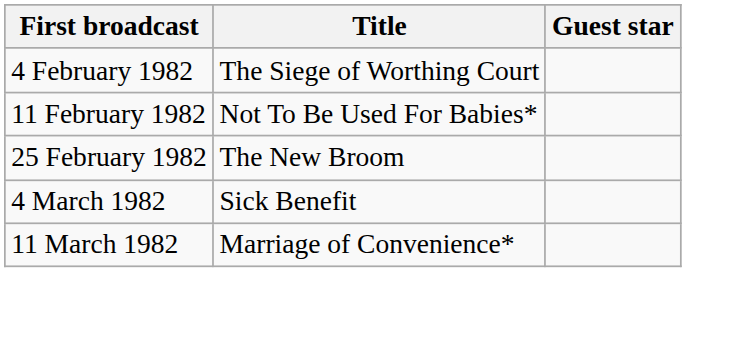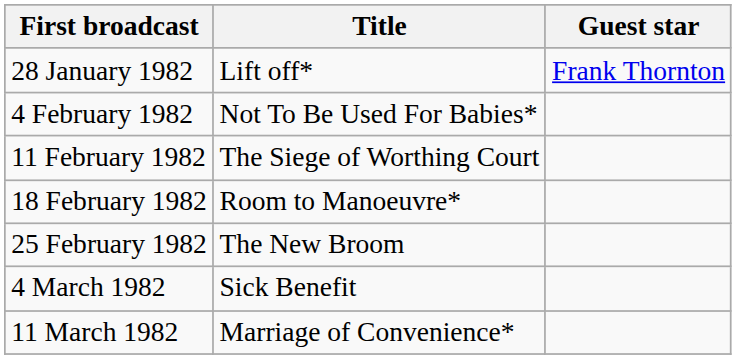+ row: (102, 69)
(379, 69) The Siege of Worthing Court -> (378, 113) Not To Be Used For Babies*
(378, 113) Not To Be Used For Babies* -> (379, 157) The Siege of Worthing Court
+ row: (109, 200)
